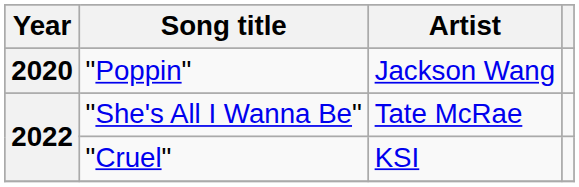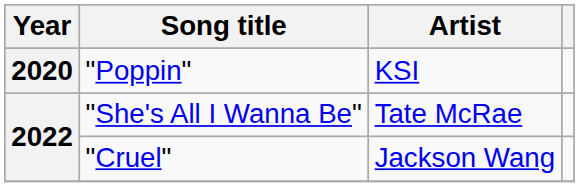(465, 70) Jackson Wang -> (397, 70) KSI
(397, 158) KSI -> (465, 158) Jackson Wang
